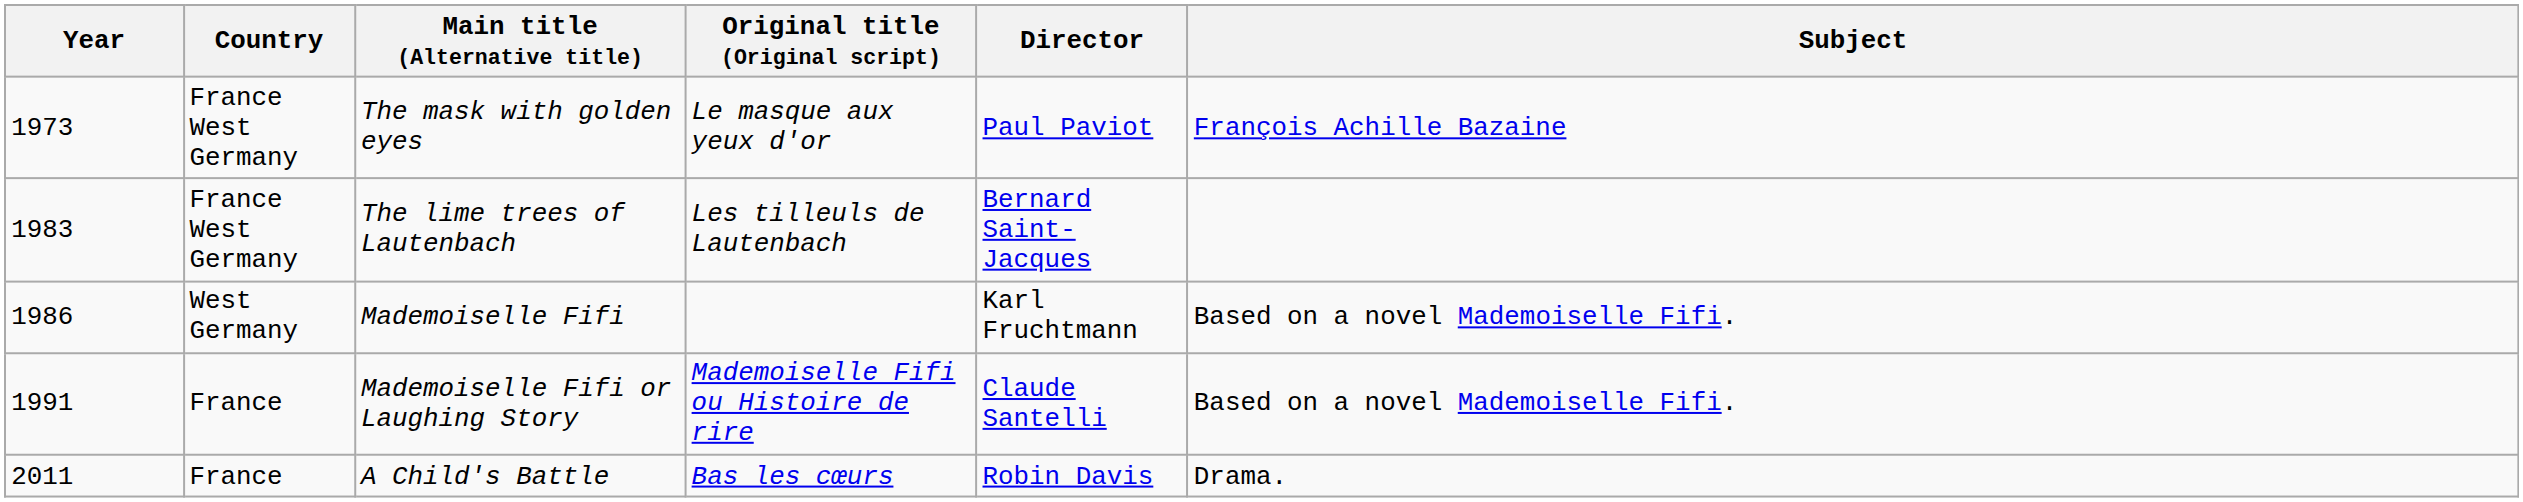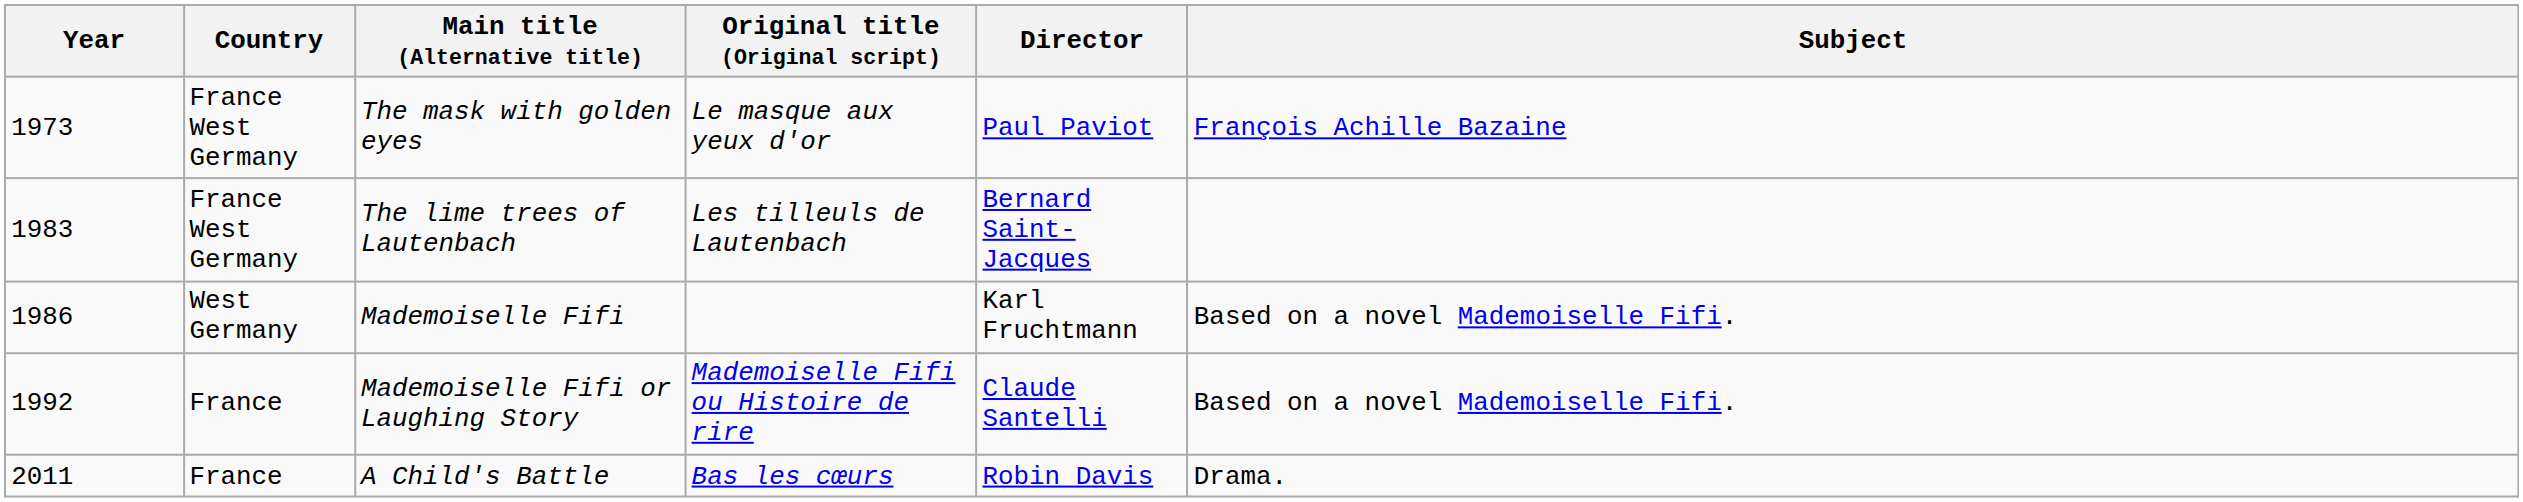(42, 404) 1991 -> (42, 404) 1992
